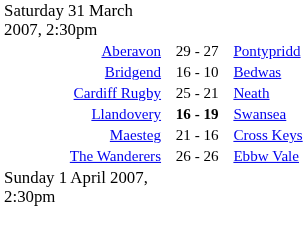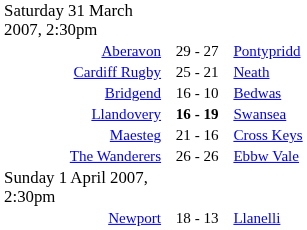rows swapped: (133, 72) <-> (117, 93)
+ row: (135, 218)
